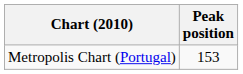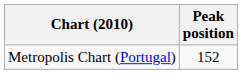(208, 57) 153 -> (208, 57) 152
